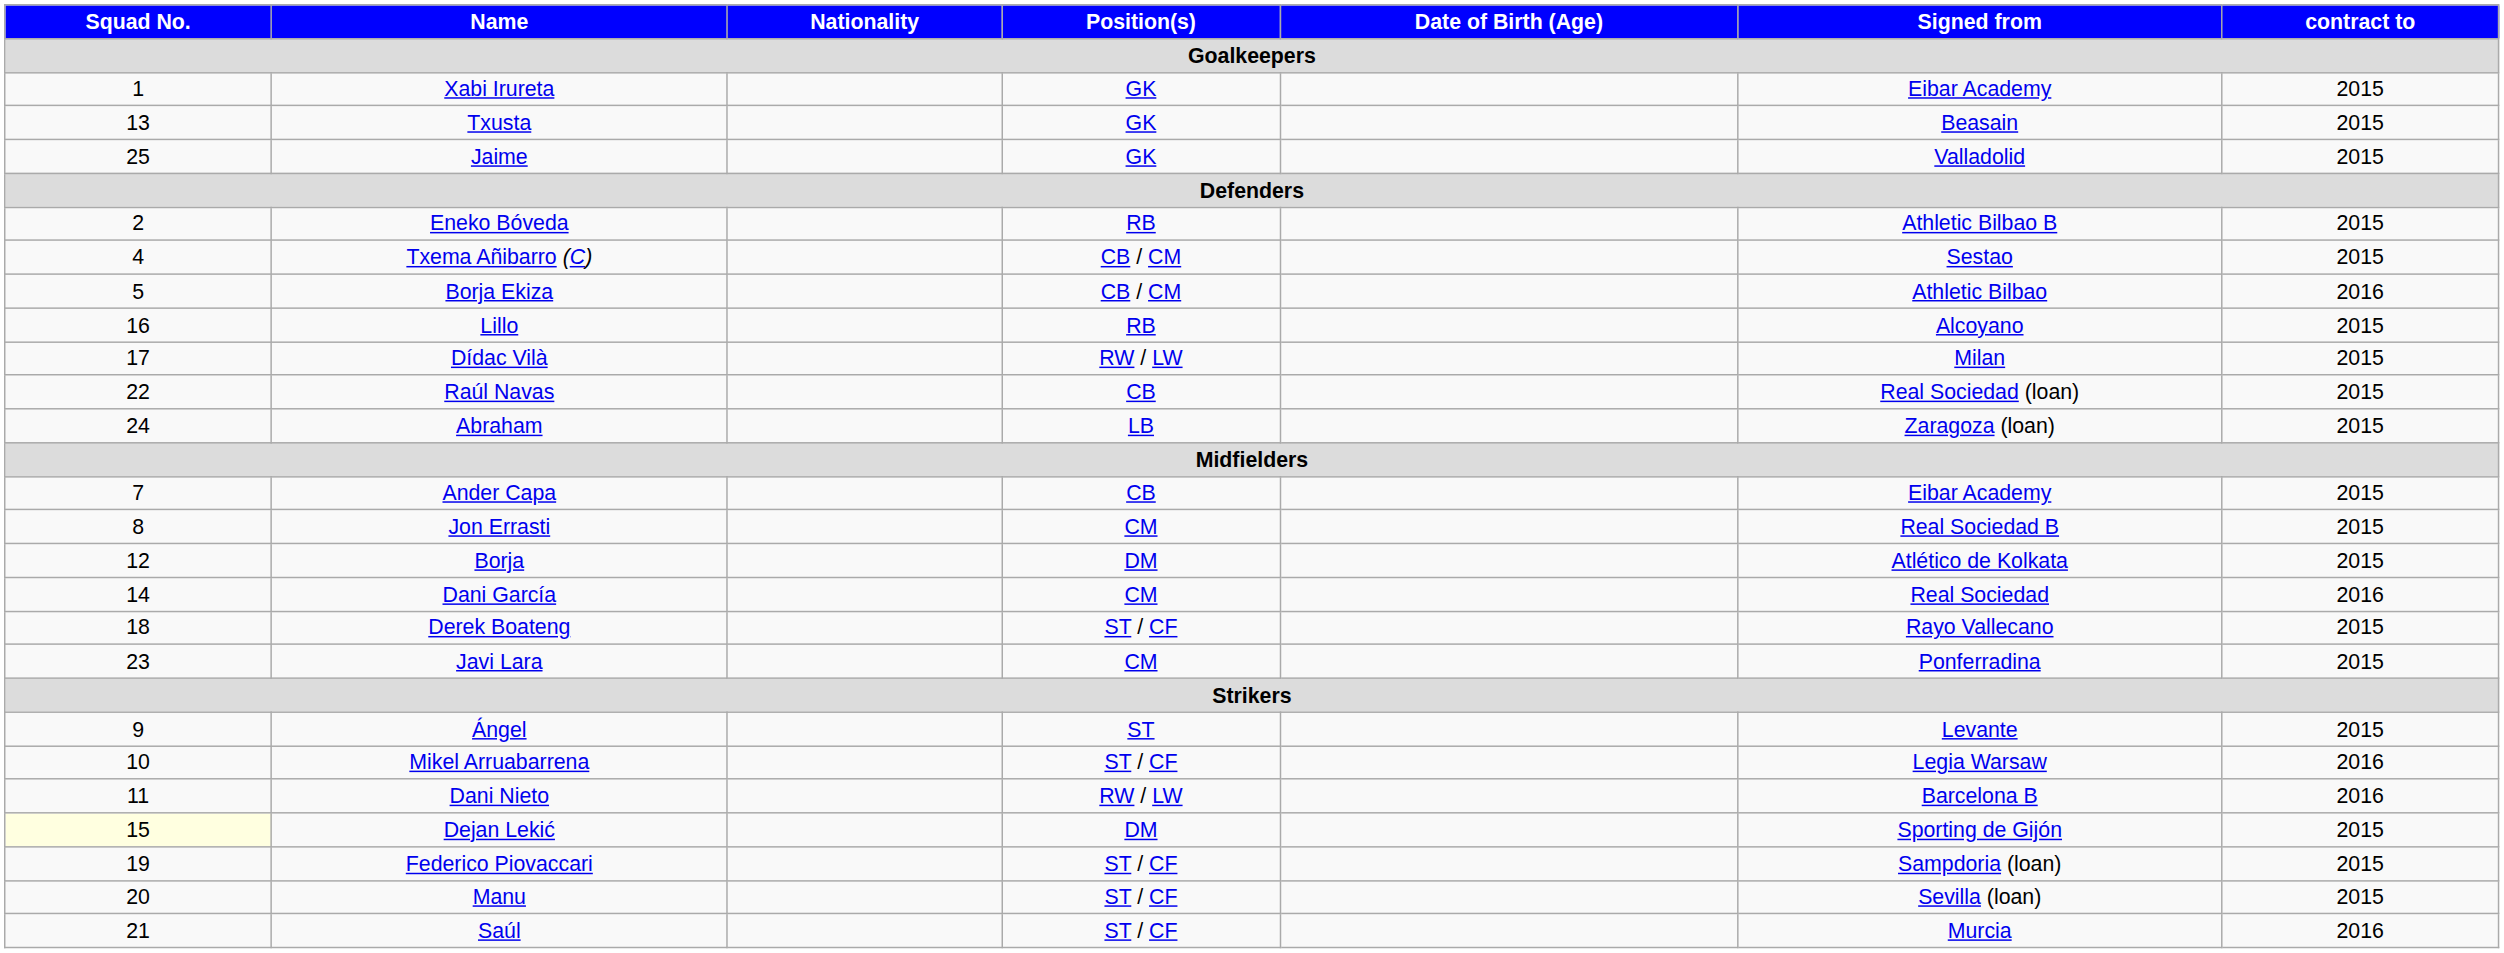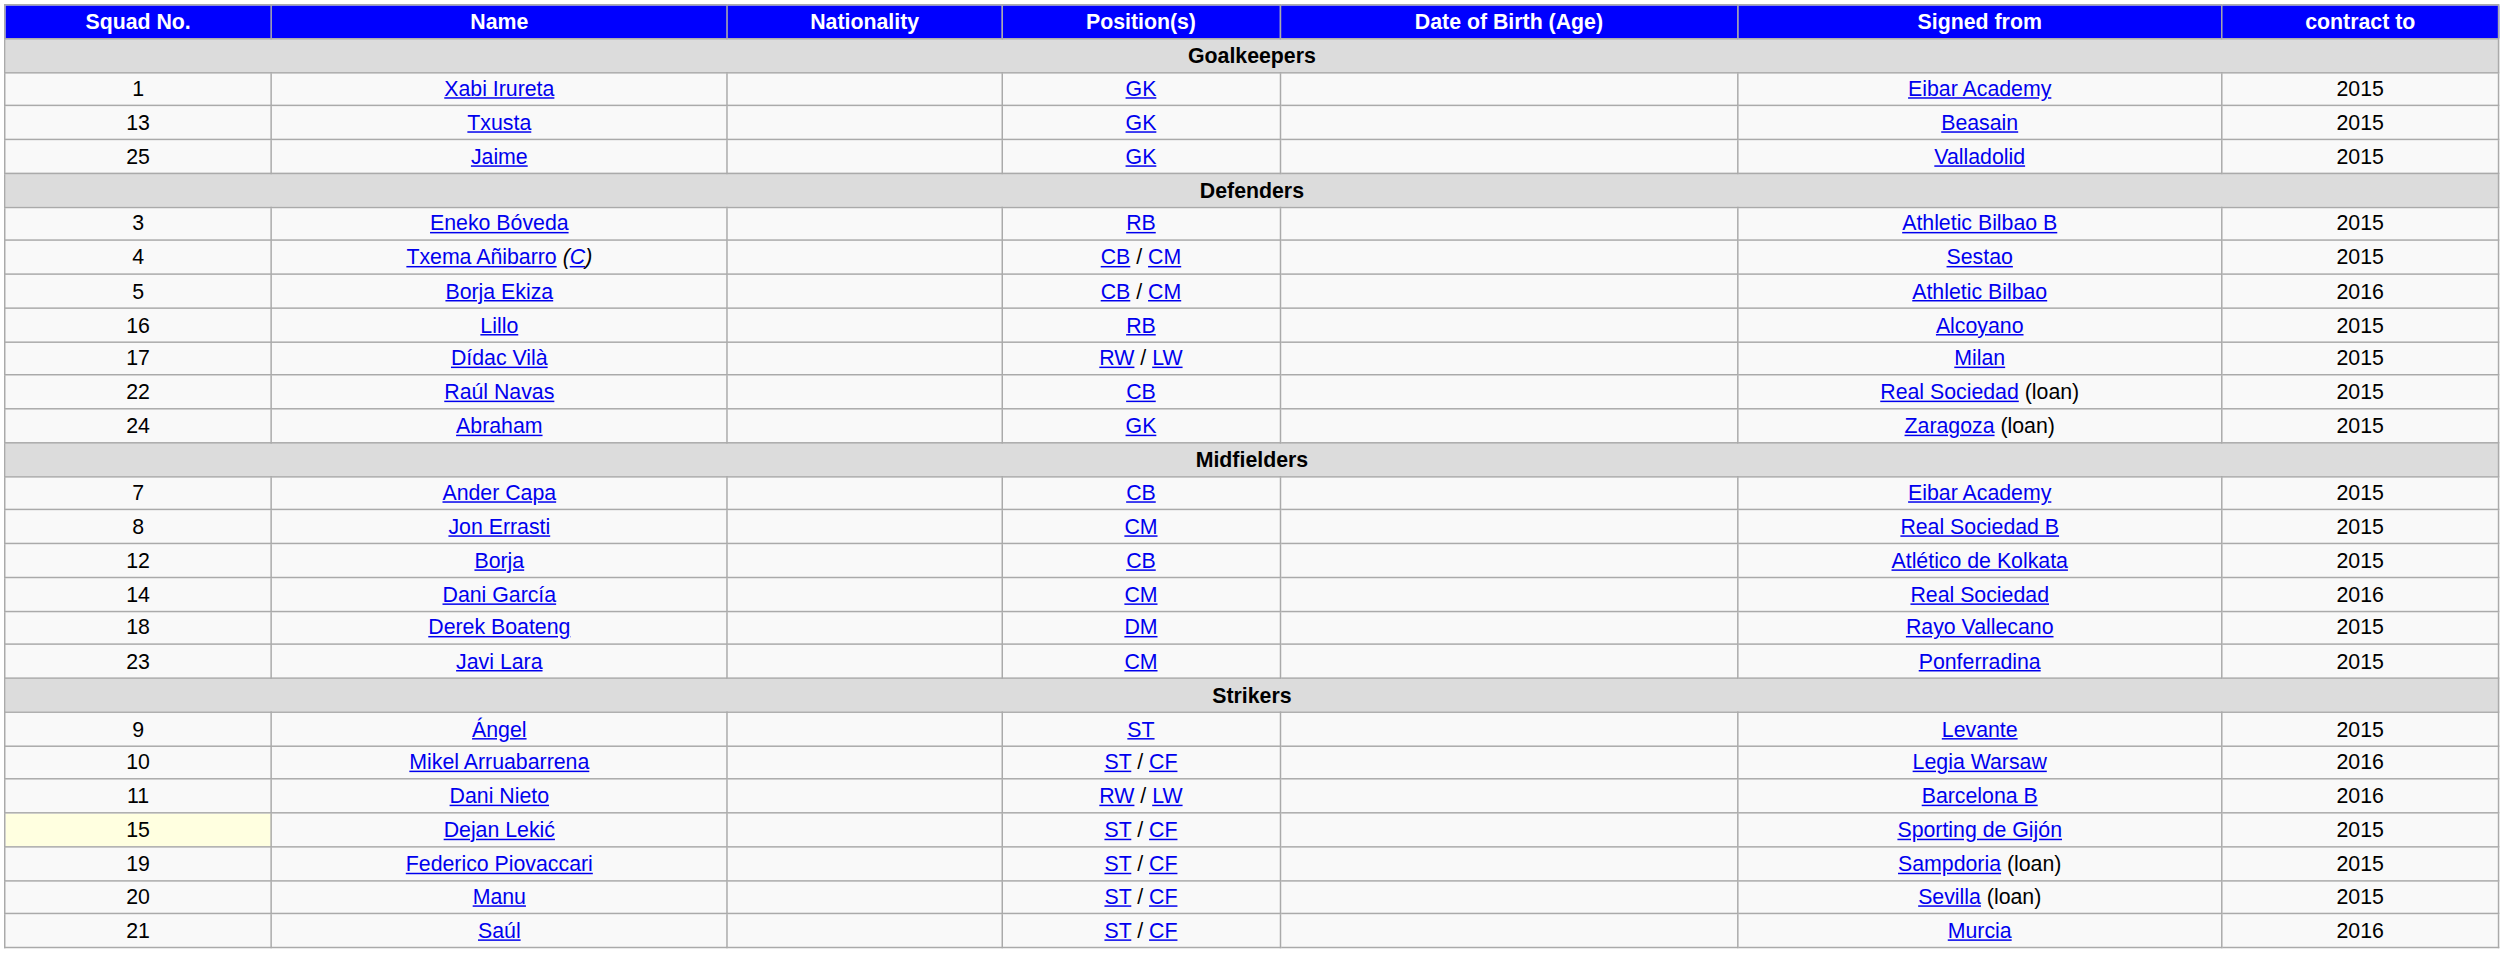(138, 224) 2 -> (138, 224) 3
(1141, 426) LB -> (1141, 426) GK
(1141, 561) DM -> (1141, 561) CB
(1141, 628) ST / CF -> (1141, 628) DM
(1141, 830) DM -> (1141, 830) ST / CF
